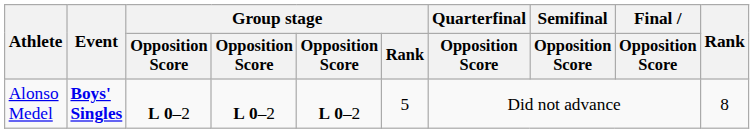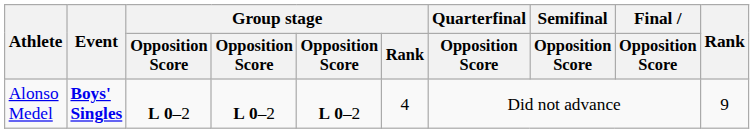(405, 104) 5 -> (405, 104) 4
(725, 104) 8 -> (725, 104) 9
